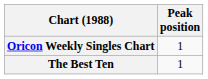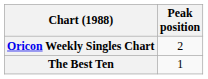(180, 45) 1 -> (180, 45) 2
